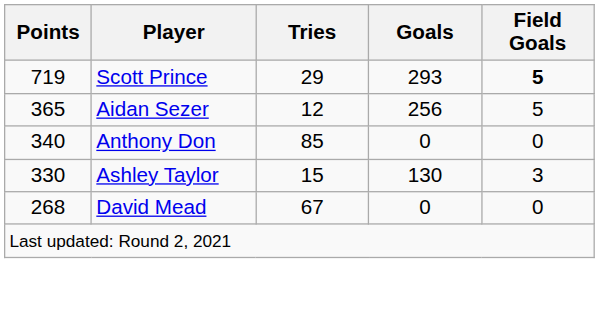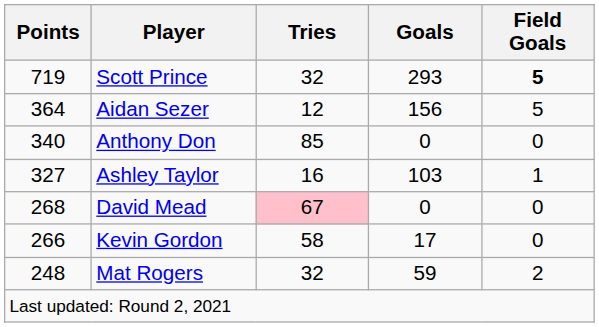(312, 76) 29 -> (312, 76) 32
(48, 109) 365 -> (48, 109) 364
(425, 109) 256 -> (425, 109) 156
(48, 175) 330 -> (48, 175) 327
(312, 175) 15 -> (312, 175) 16
(425, 175) 130 -> (425, 175) 103
(538, 175) 3 -> (538, 175) 1
(312, 207) no background -> (312, 207) pink background
+ row: (159, 240)
+ row: (150, 273)
